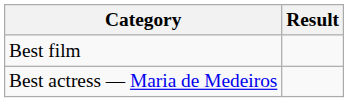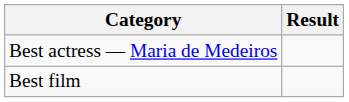rows swapped: (45, 50) <-> (143, 81)
